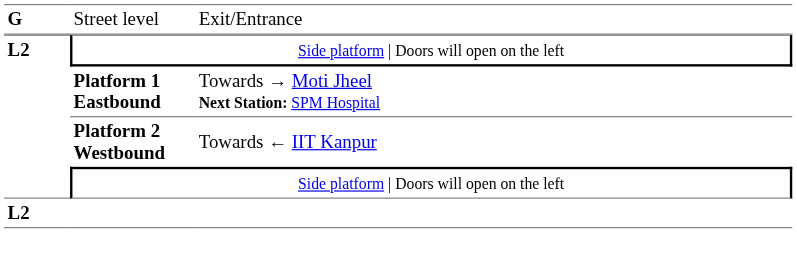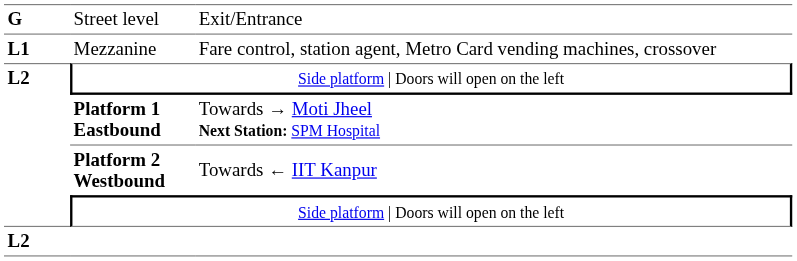+ row: (115, 48)
